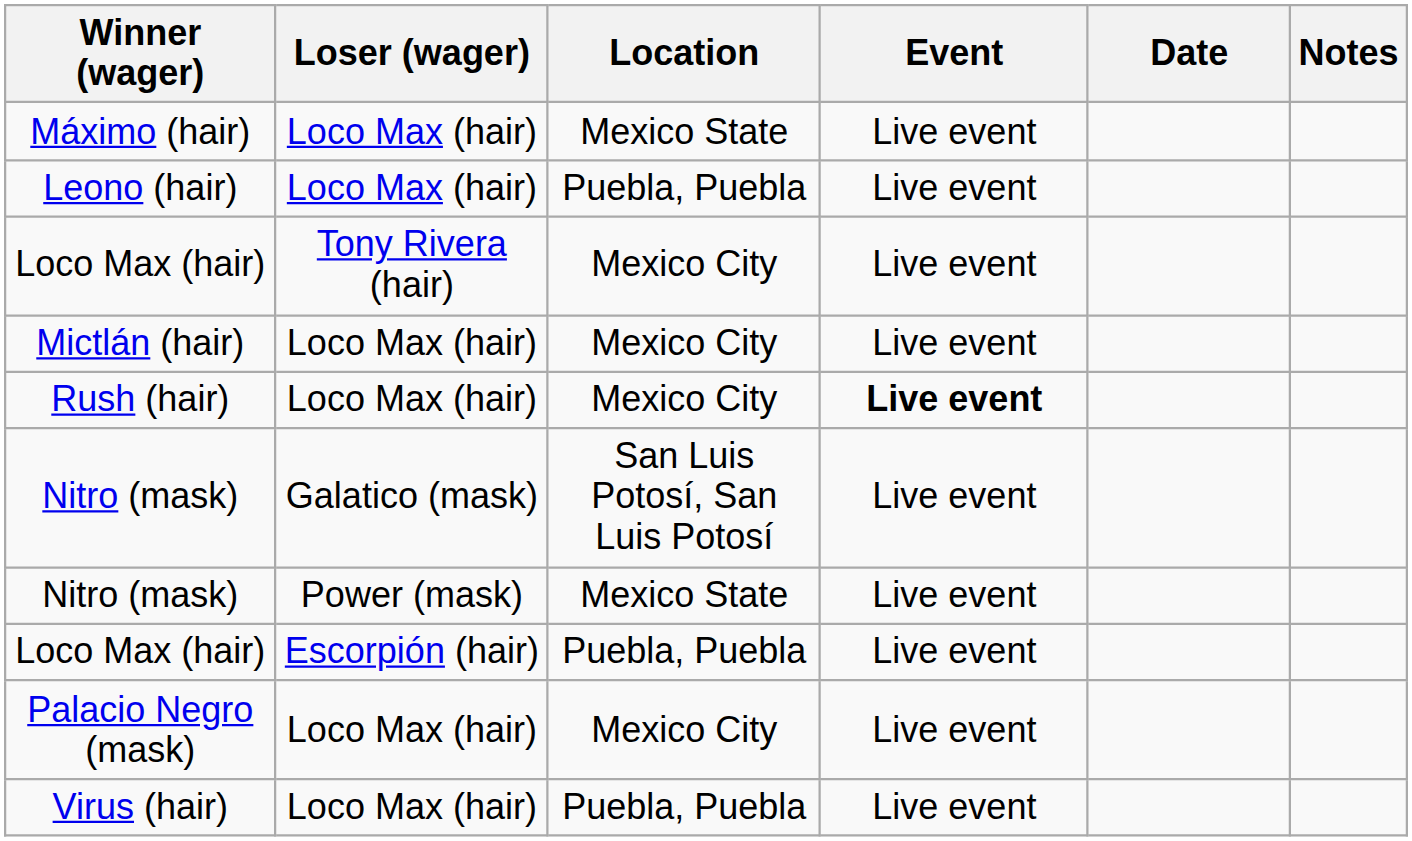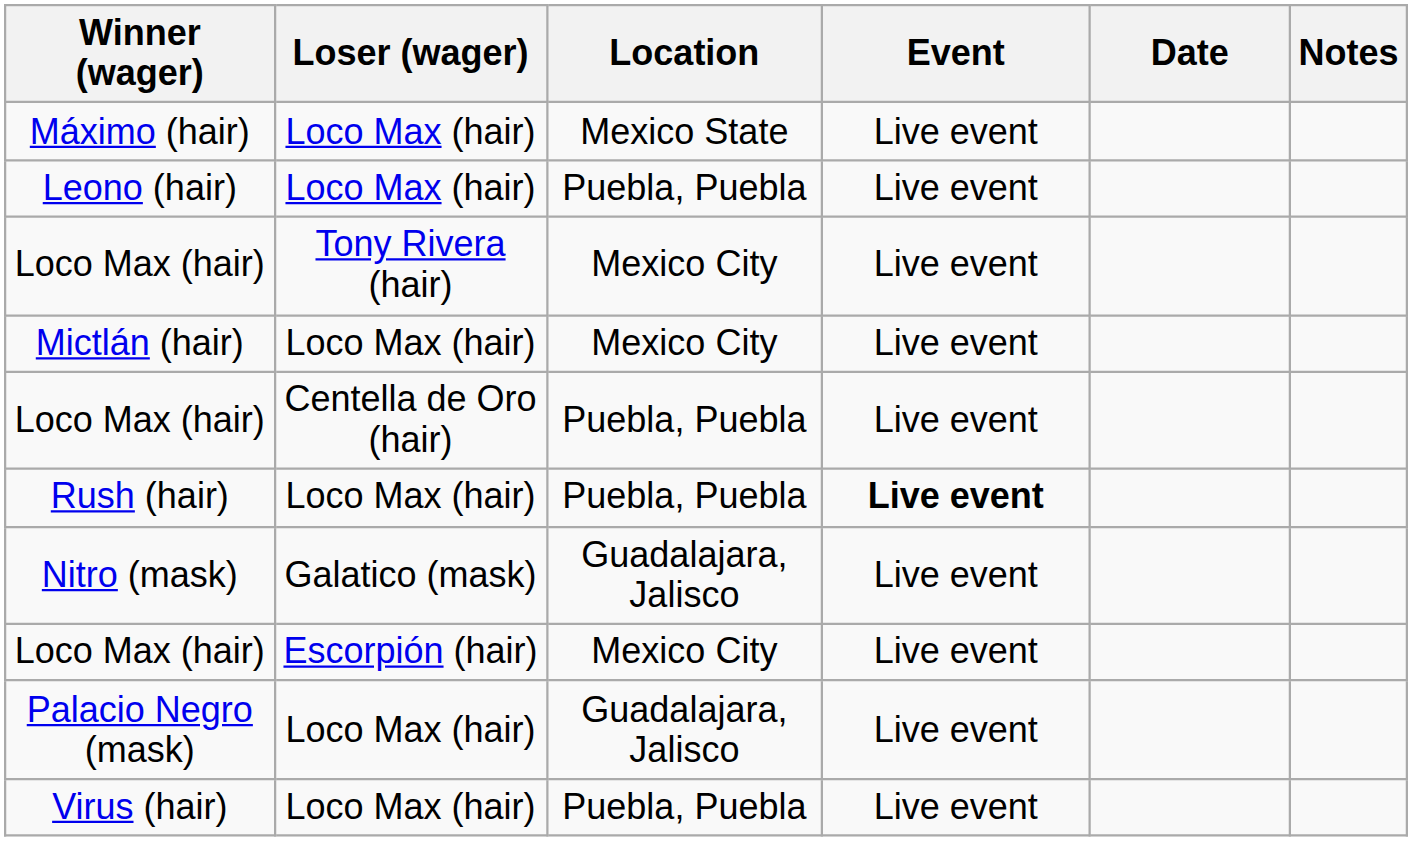+ row: (140, 419)
(684, 399) Mexico City -> (684, 497) Puebla, Puebla
(684, 497) San Luis Potosí, San Luis Potosí -> (684, 574) Guadalajara, Jalisco
- row: (140, 594)
(684, 651) Puebla, Puebla -> (684, 651) Mexico City
(684, 729) Mexico City -> (684, 729) Guadalajara, Jalisco
